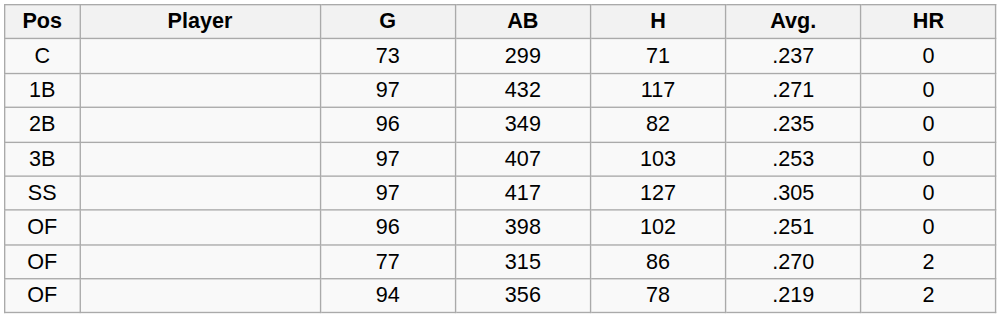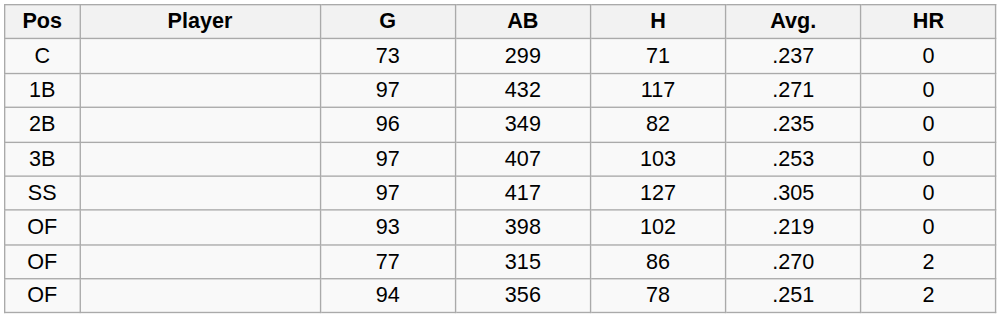(388, 227) 96 -> (388, 227) 93
(793, 227) .251 -> (793, 227) .219
(793, 295) .219 -> (793, 295) .251
